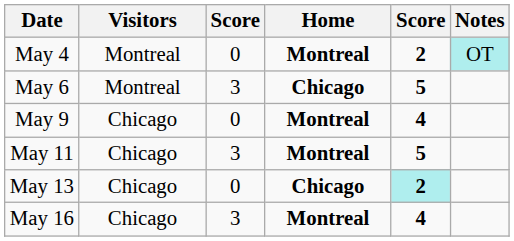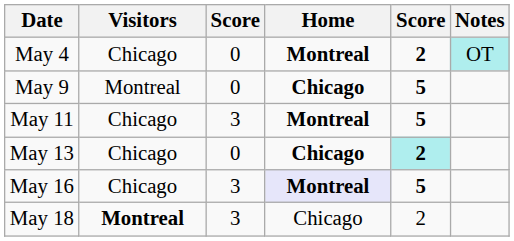(143, 53) Montreal -> (143, 53) Chicago
- row: (42, 86)
(143, 119) Chicago -> (143, 86) Montreal
(328, 119) Montreal -> (328, 86) Chicago
(421, 119) 4 -> (421, 86) 5
(328, 218) no background -> (328, 185) lavender background
(421, 218) 4 -> (421, 185) 5
+ row: (42, 218)
